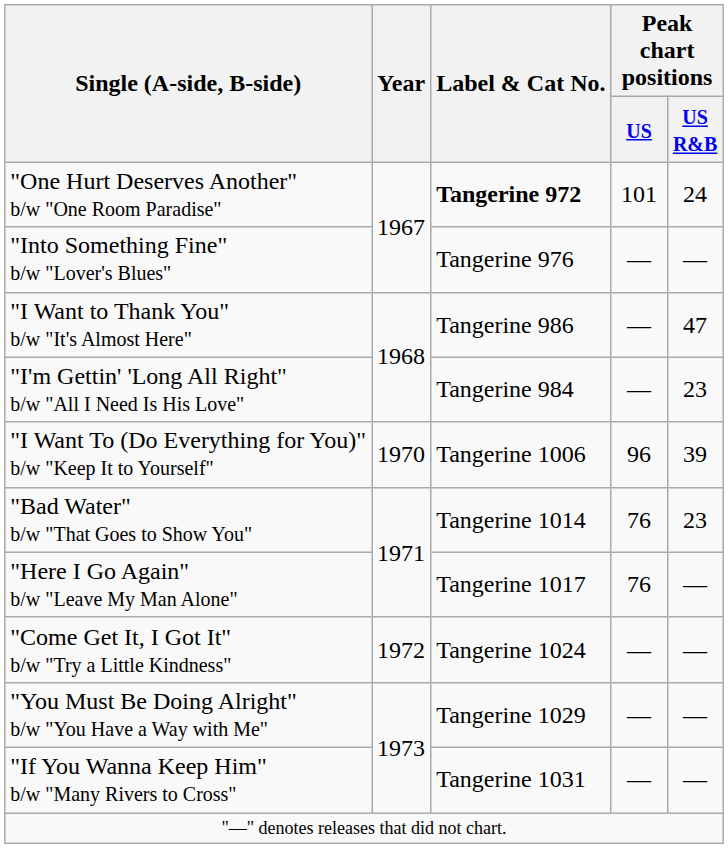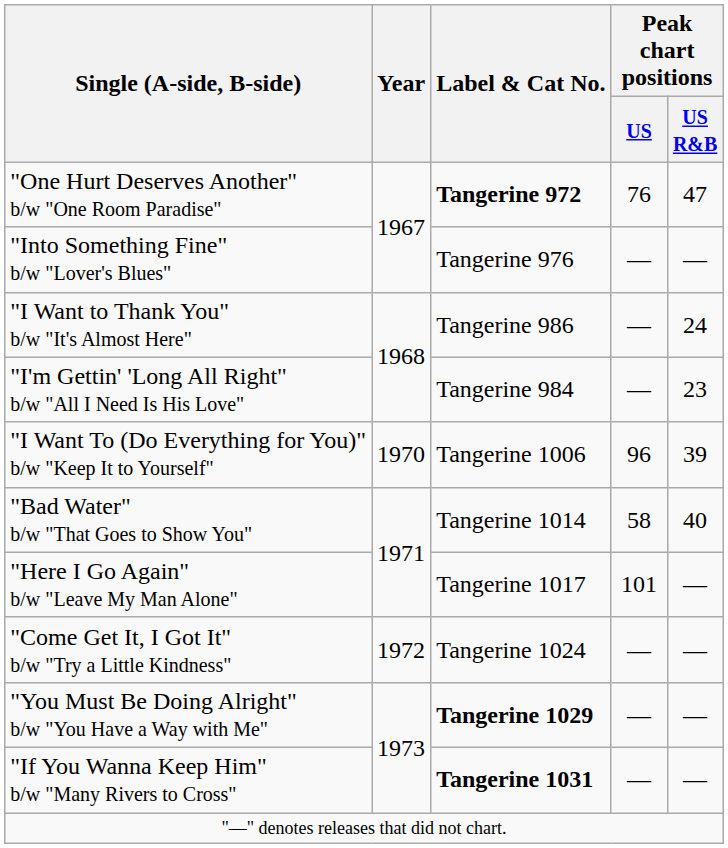(639, 194) 101 -> (639, 194) 76
(695, 194) 24 -> (695, 194) 47
(695, 324) 47 -> (695, 324) 24
(639, 519) 76 -> (639, 519) 58
(695, 519) 23 -> (695, 519) 40
(639, 584) 76 -> (639, 584) 101
(511, 714) normal -> (515, 714) bold
(511, 779) normal -> (515, 779) bold
